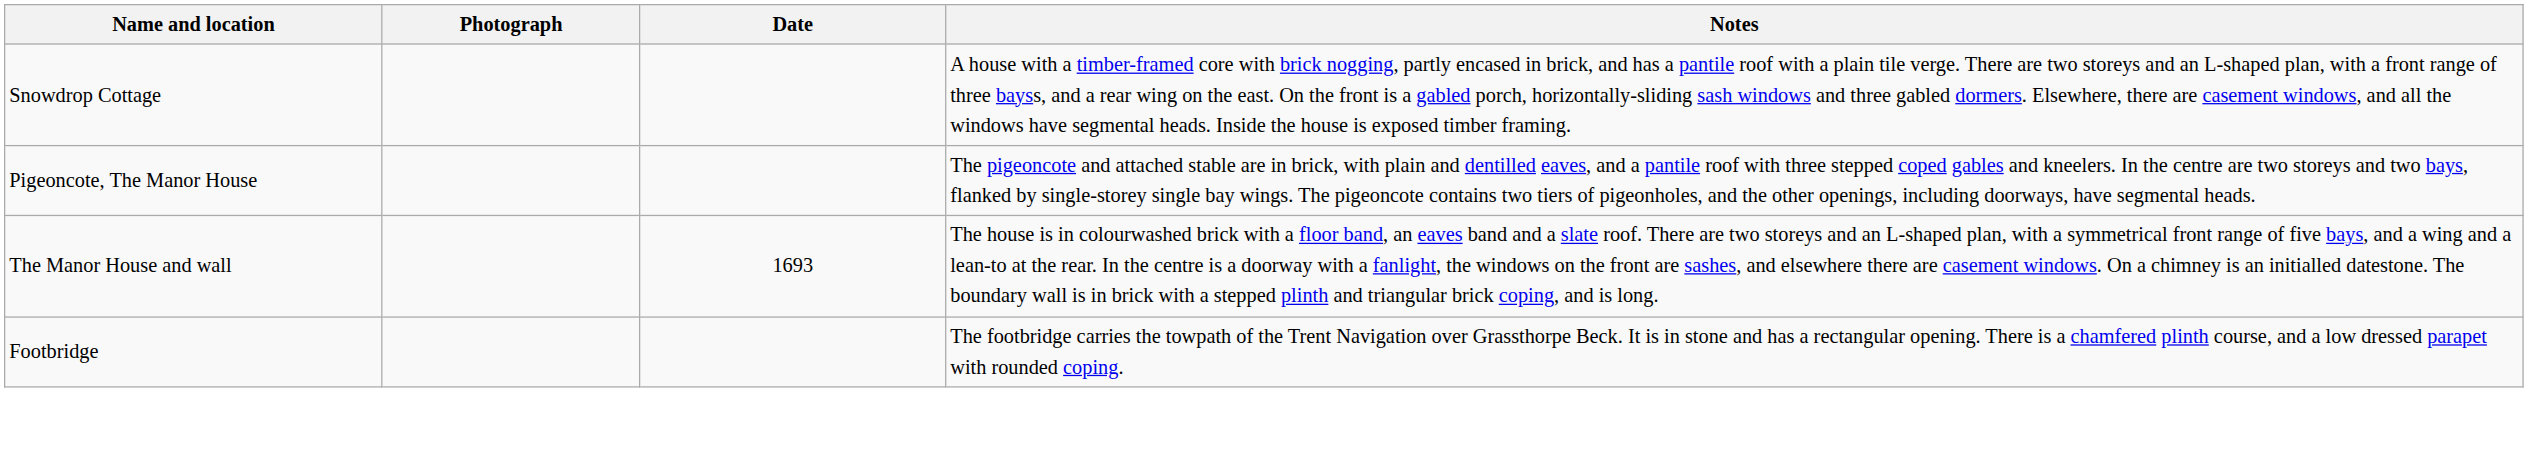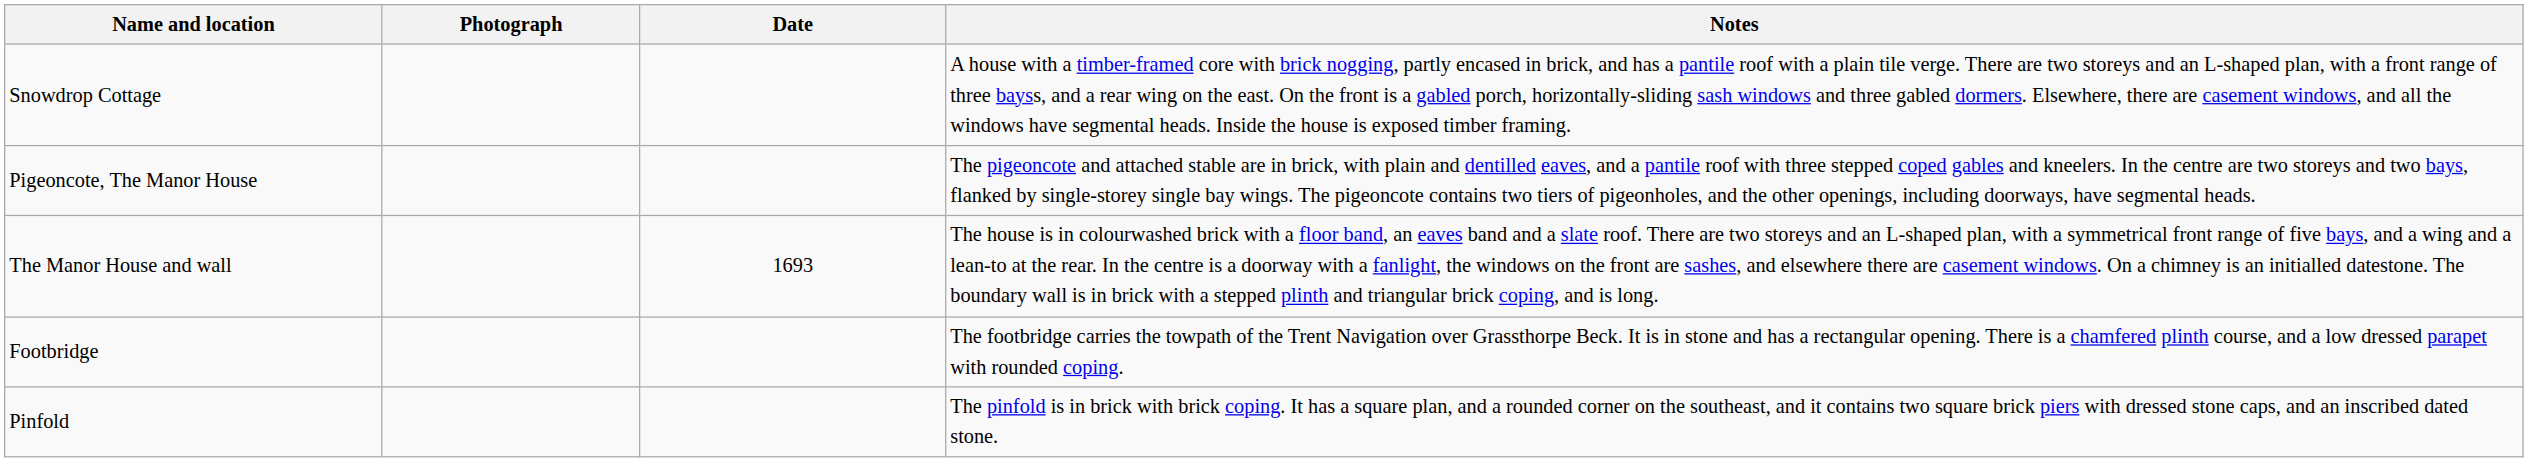+ row: (39, 421)
